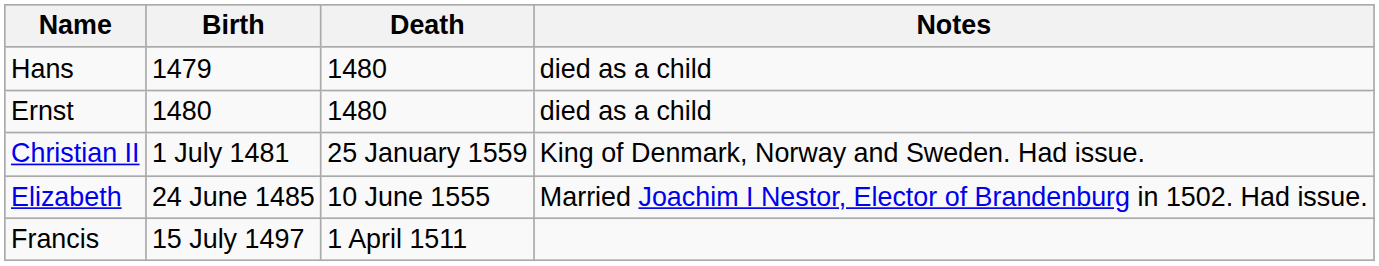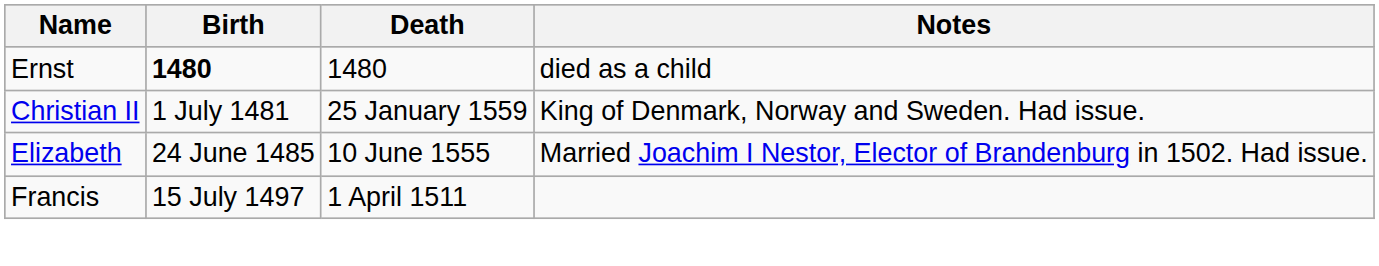- row: (42, 68)
(182, 111) normal -> (182, 68) bold
